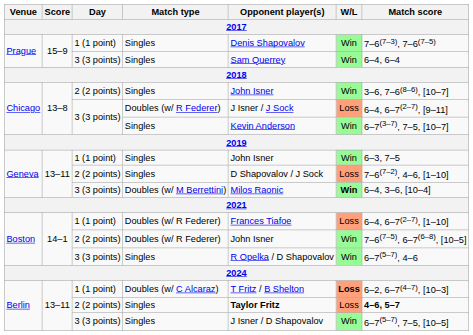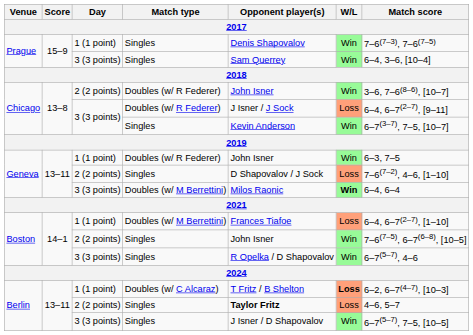(382, 60) 6–4, 6–4 -> (397, 60) 6–4, 3–6, [10–4]
(140, 91) Singles -> (173, 91) Doubles (w/ R Federer)
(140, 157) Singles -> (173, 157) Doubles (w/ R Federer)
(397, 190) 6–4, 3–6, [10–4] -> (382, 190) 6–4, 6–4
(173, 221) Doubles (w/ R Federer) -> (176, 221) Doubles (w/ M Berrettini)
(173, 239) Doubles (w/ R Federer) -> (140, 239) Singles
(382, 305) bold -> (382, 305) normal
